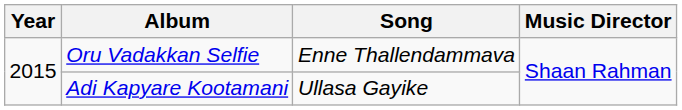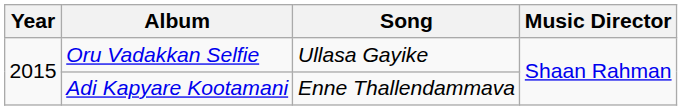(406, 54) Enne Thallendammava -> (363, 54) Ullasa Gayike
(363, 88) Ullasa Gayike -> (406, 88) Enne Thallendammava
